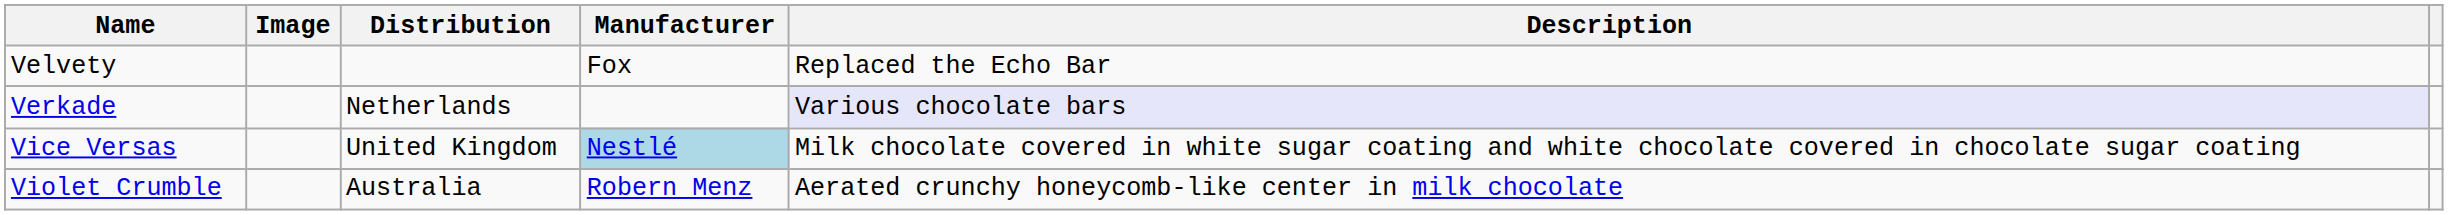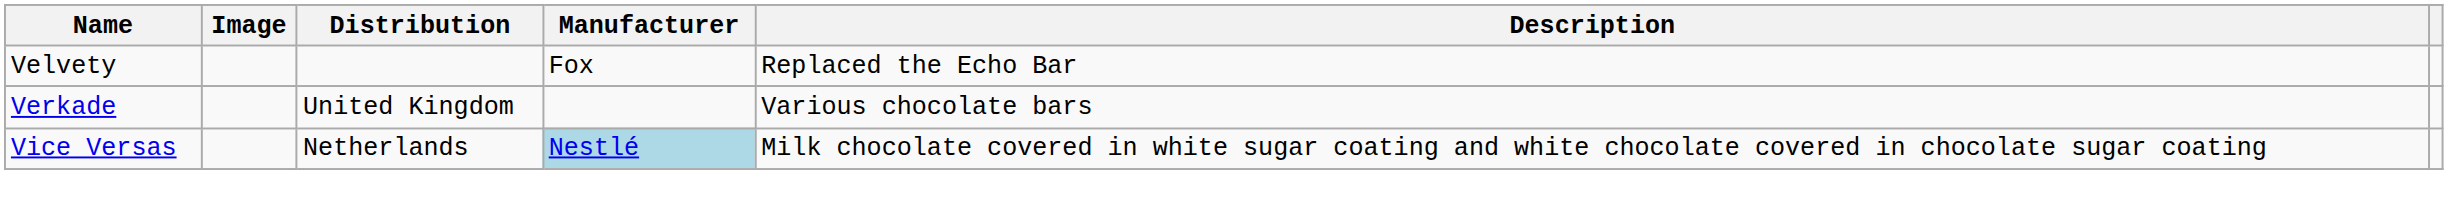(429, 107) Netherlands -> (408, 107) United Kingdom
(961, 107) lavender background -> (927, 107) no background
(451, 148) United Kingdom -> (386, 148) Netherlands
- row: (116, 189)
